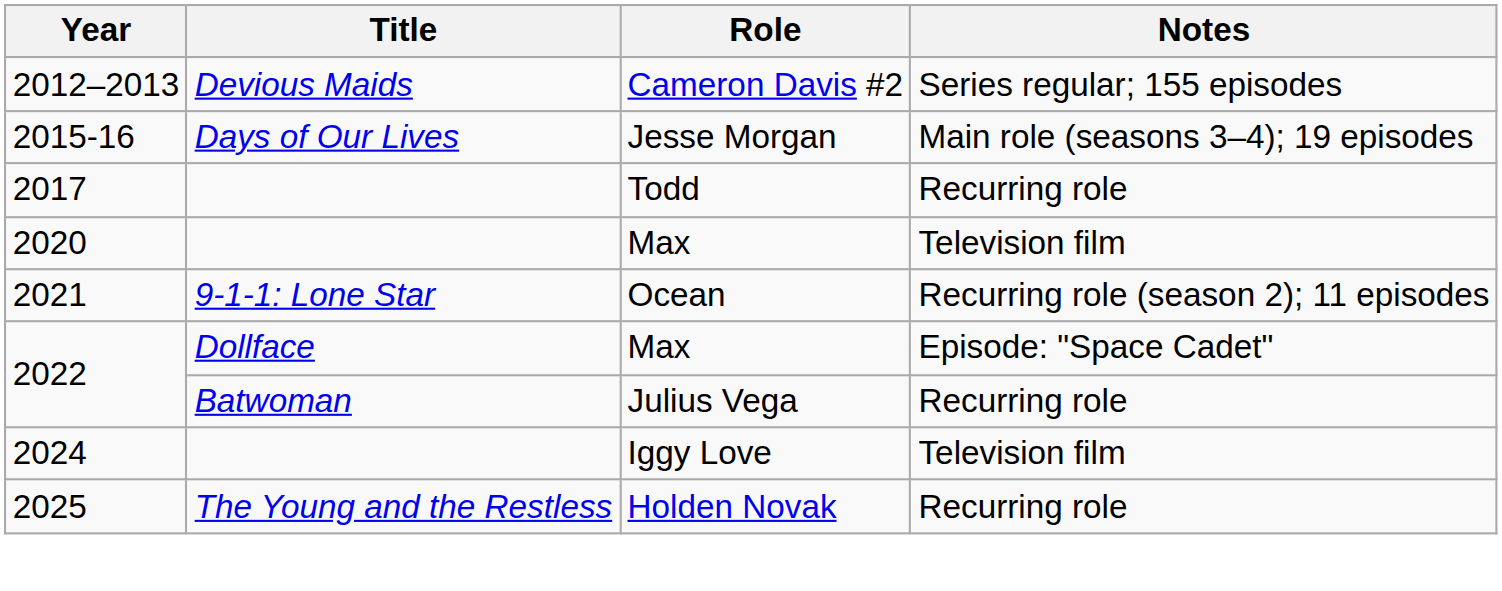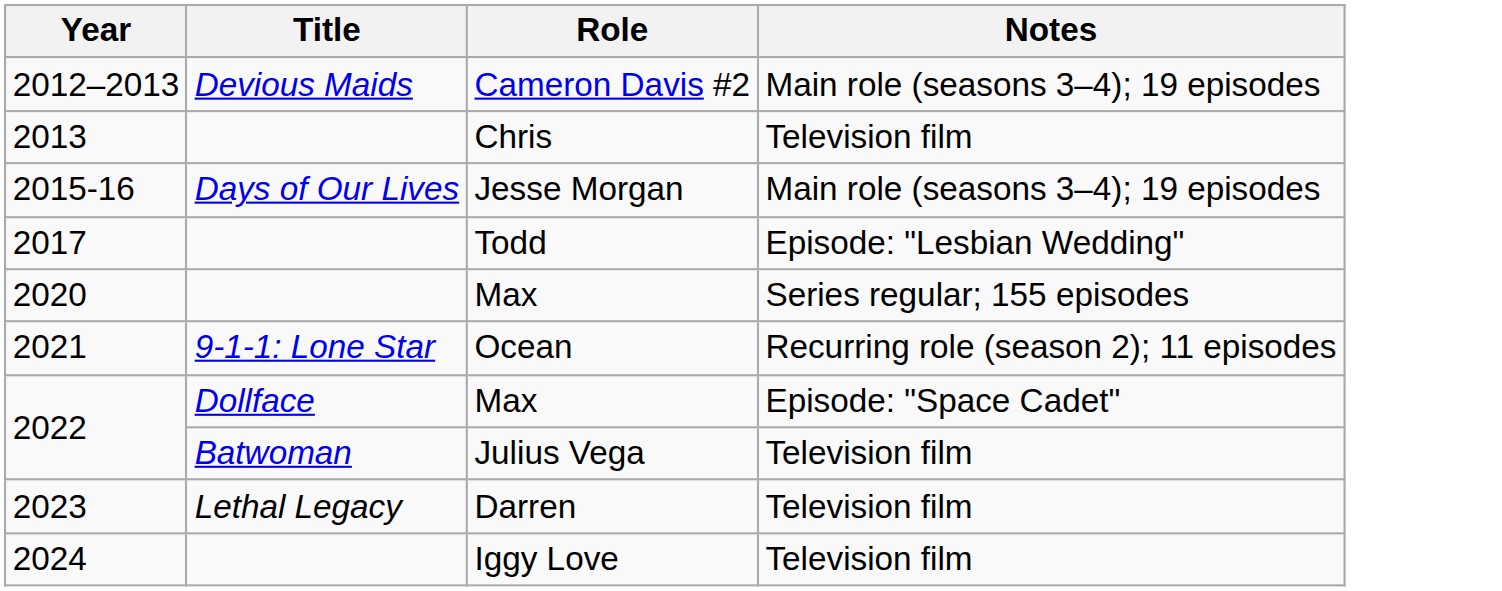(1130, 83) Series regular; 155 episodes -> (1043, 83) Main role (seasons 3–4); 19 episodes
+ row: (50, 136)
(1023, 189) Recurring role -> (975, 242) Episode: "Lesbian Wedding"
(1022, 242) Television film -> (977, 294) Series regular; 155 episodes
(1023, 400) Recurring role -> (869, 453) Television film
+ row: (50, 505)
- row: (50, 505)
